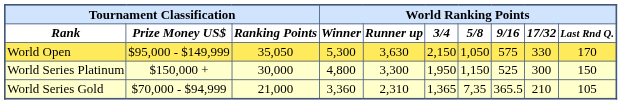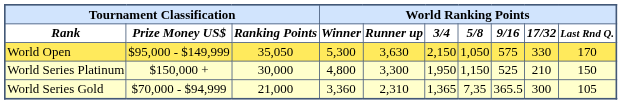(541, 70) 300 -> (541, 70) 210
(541, 89) 210 -> (541, 89) 300
